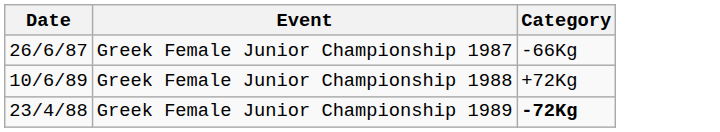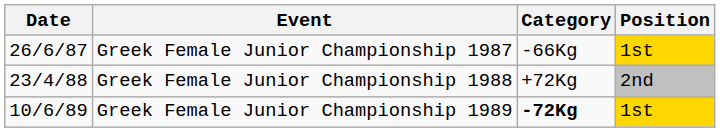+ column: (665, 20)
(48, 81) 10/6/89 -> (48, 81) 23/4/88
(48, 112) 23/4/88 -> (48, 112) 10/6/89
